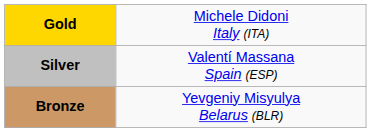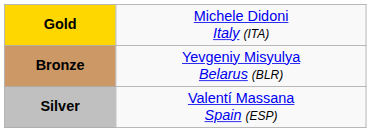rows swapped: (60, 65) <-> (60, 106)
